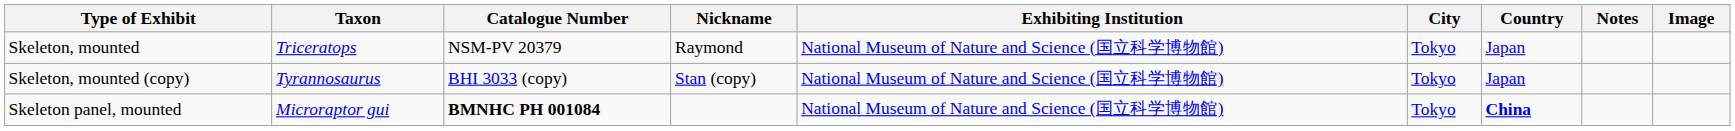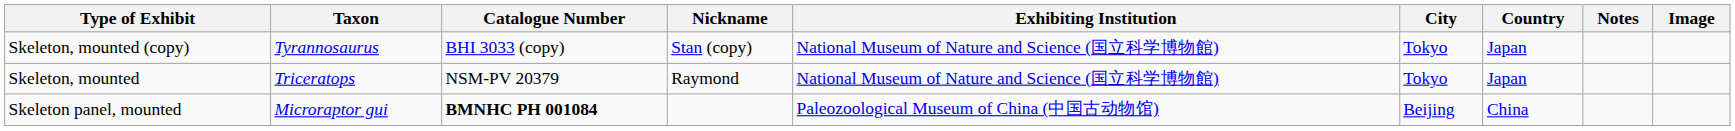rows swapped: (99, 78) <-> (74, 47)
(1012, 108) National Museum of Nature and Science (国立科学博物館) -> (978, 108) Paleozoological Museum of China (中国古动物馆)
(1433, 109) Tokyo -> (1429, 109) Beijing
(1508, 109) bold -> (1508, 109) normal
